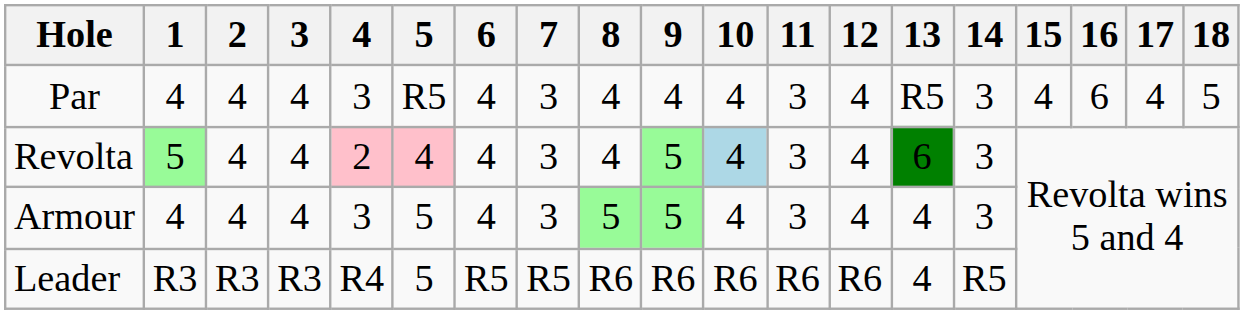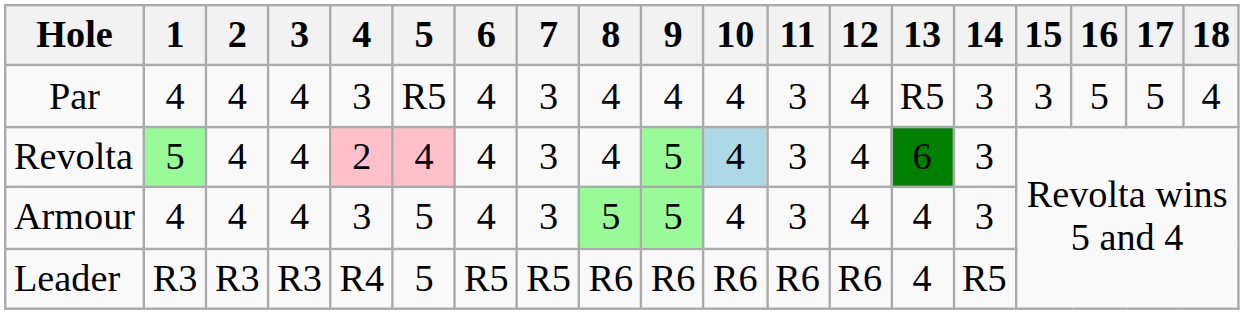(1043, 95) 4 -> (1043, 95) 3
(1099, 95) 6 -> (1099, 95) 5
(1155, 95) 4 -> (1155, 95) 5
(1211, 95) 5 -> (1211, 95) 4
